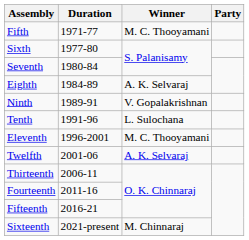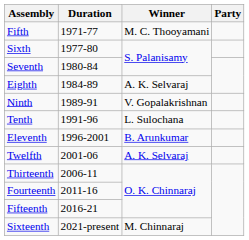(167, 137) M. C. Thooyamani -> (156, 137) B. Arunkumar
